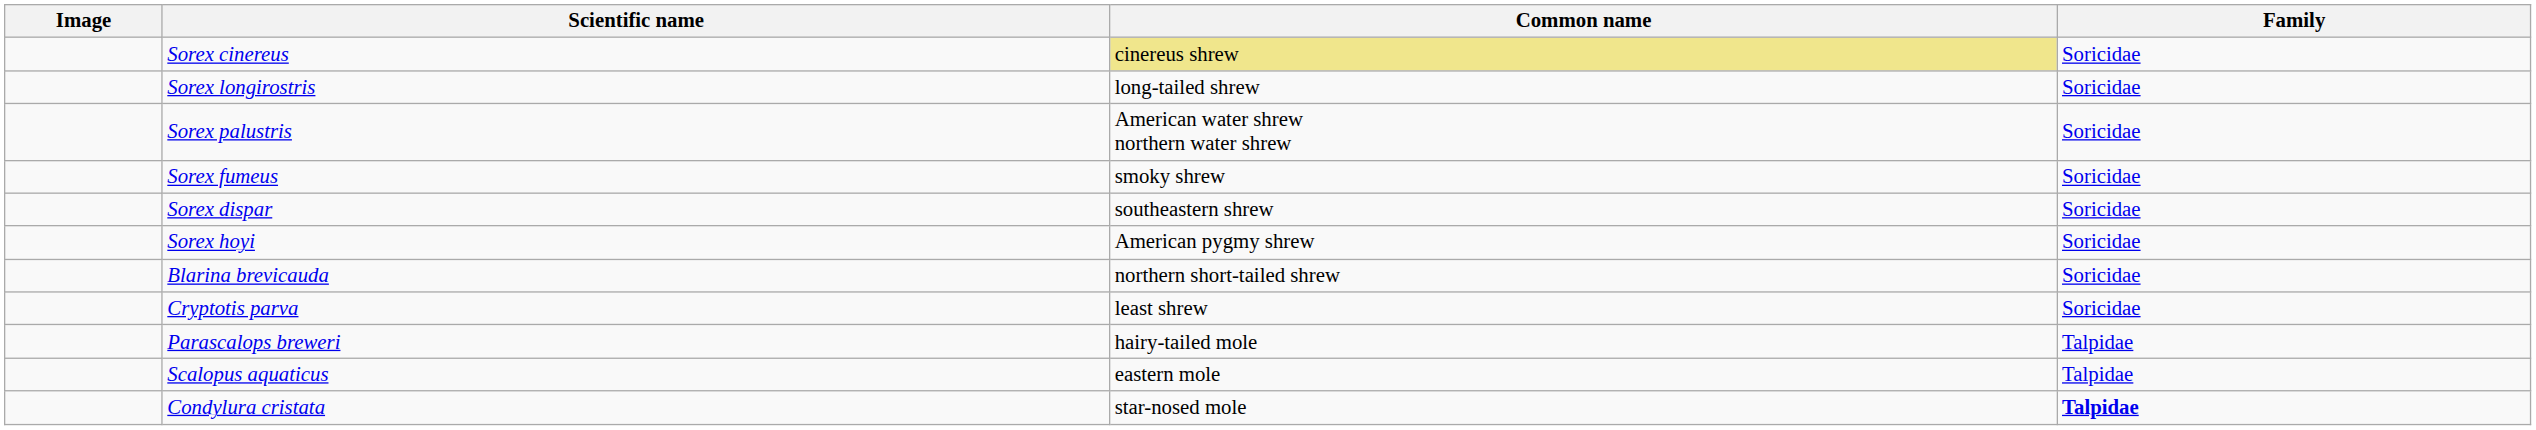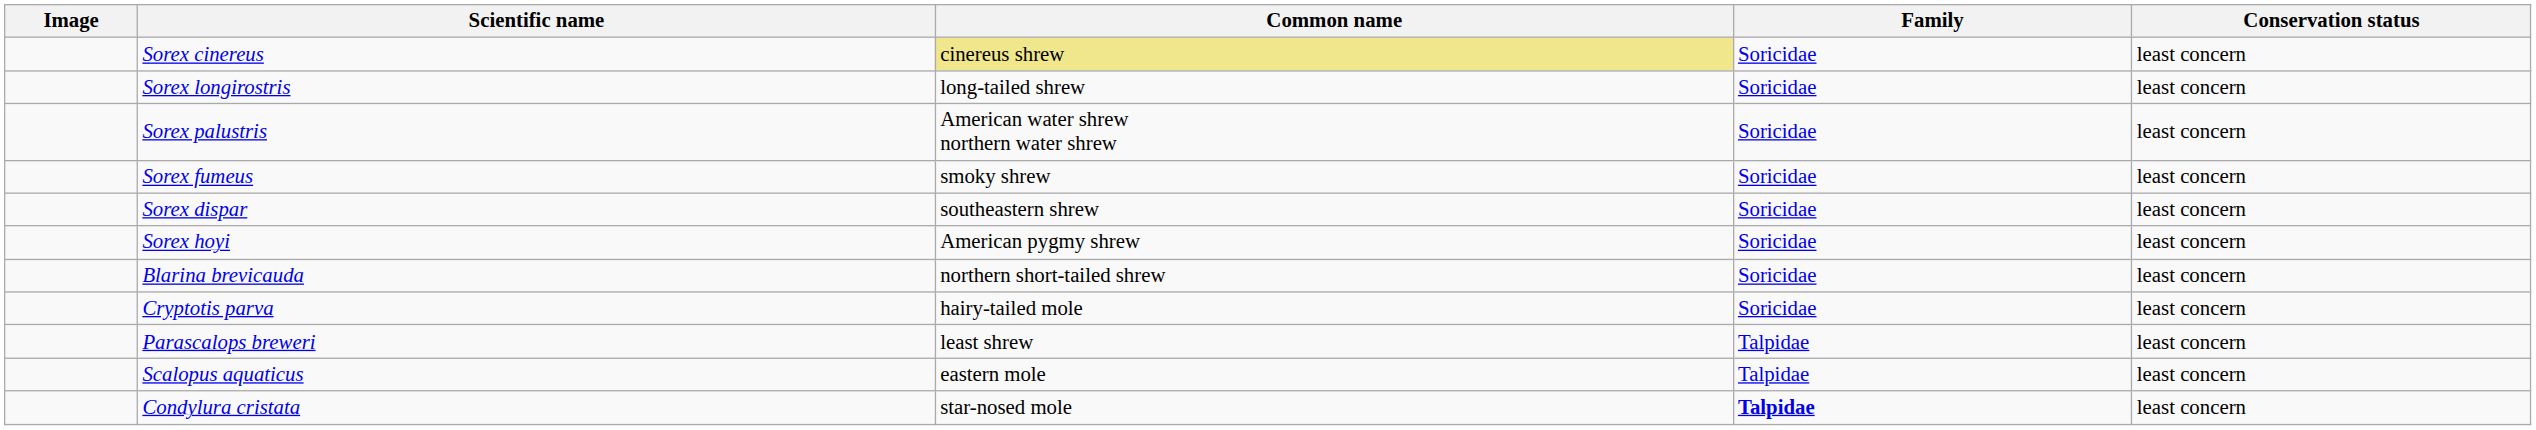+ column: (2331, 20)
(1161, 308) least shrew -> (1011, 308) hairy-tailed mole
(1186, 341) hairy-tailed mole -> (987, 341) least shrew
